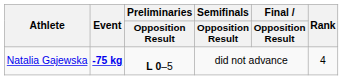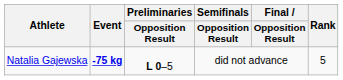(323, 61) 4 -> (323, 61) 5
